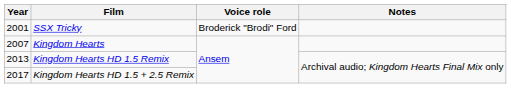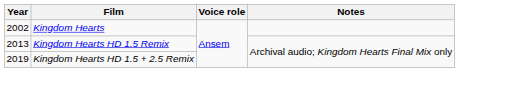- row: (57, 28)
(18, 43) 2007 -> (18, 28) 2002
(18, 75) 2017 -> (18, 59) 2019
